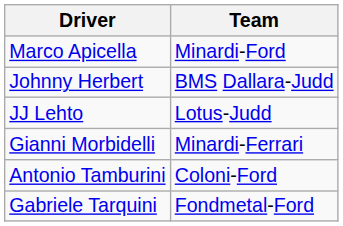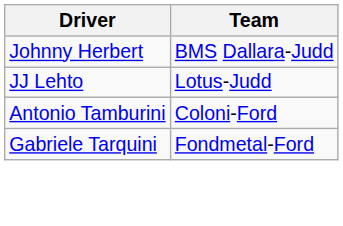- row: (73, 51)
- row: (82, 144)
